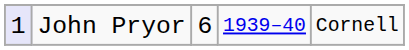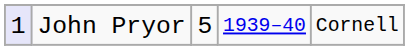(205, 25) 6 -> (205, 25) 5
